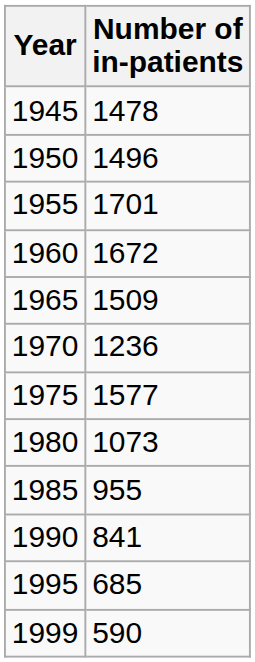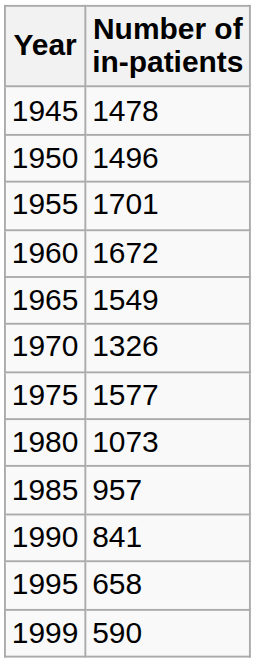(125, 300) 1509 -> (125, 300) 1549
(125, 347) 1236 -> (125, 347) 1326
(117, 489) 955 -> (117, 489) 957
(117, 584) 685 -> (117, 584) 658
